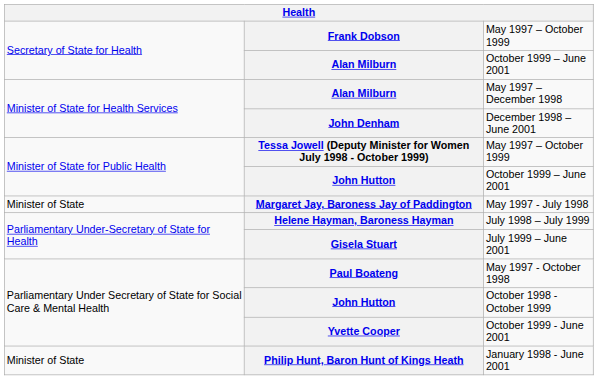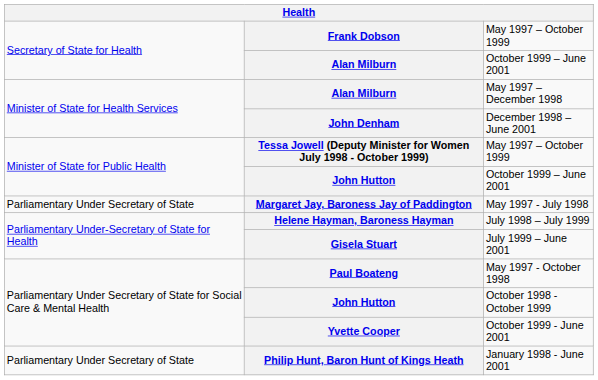(46, 204) Minister of State -> (100, 204) Parliamentary Under Secretary of State
(46, 360) Minister of State -> (100, 360) Parliamentary Under Secretary of State
